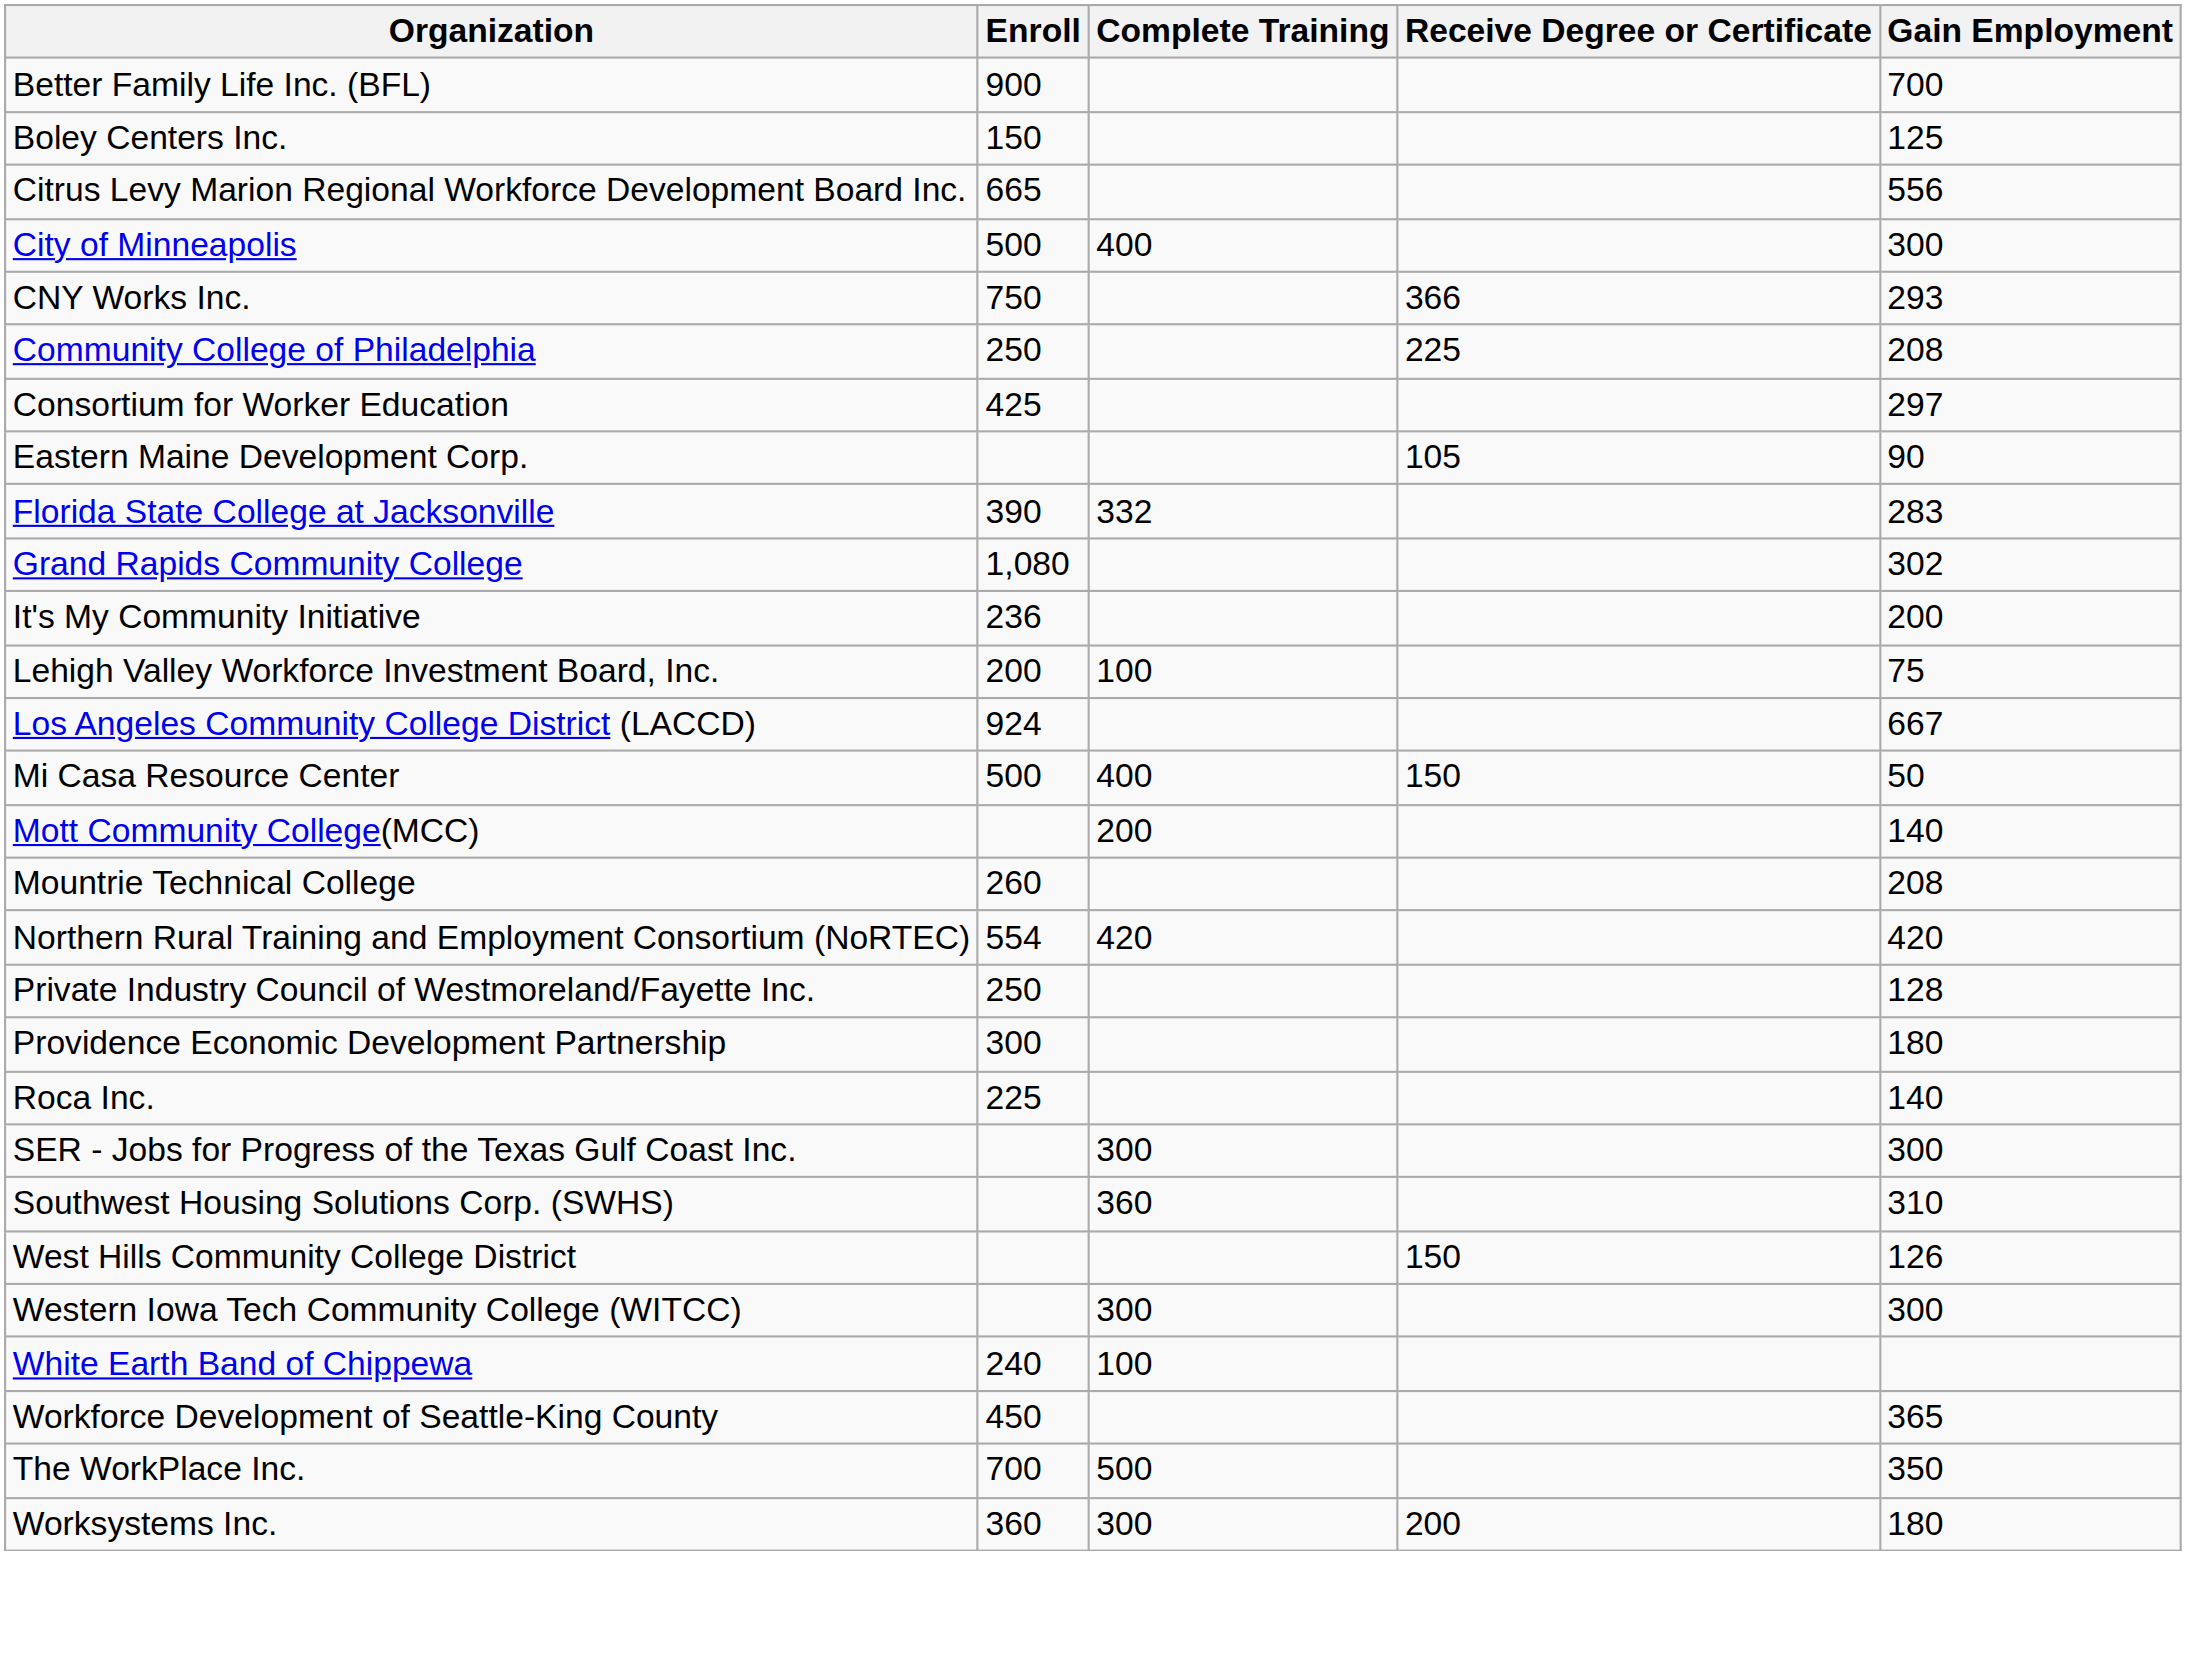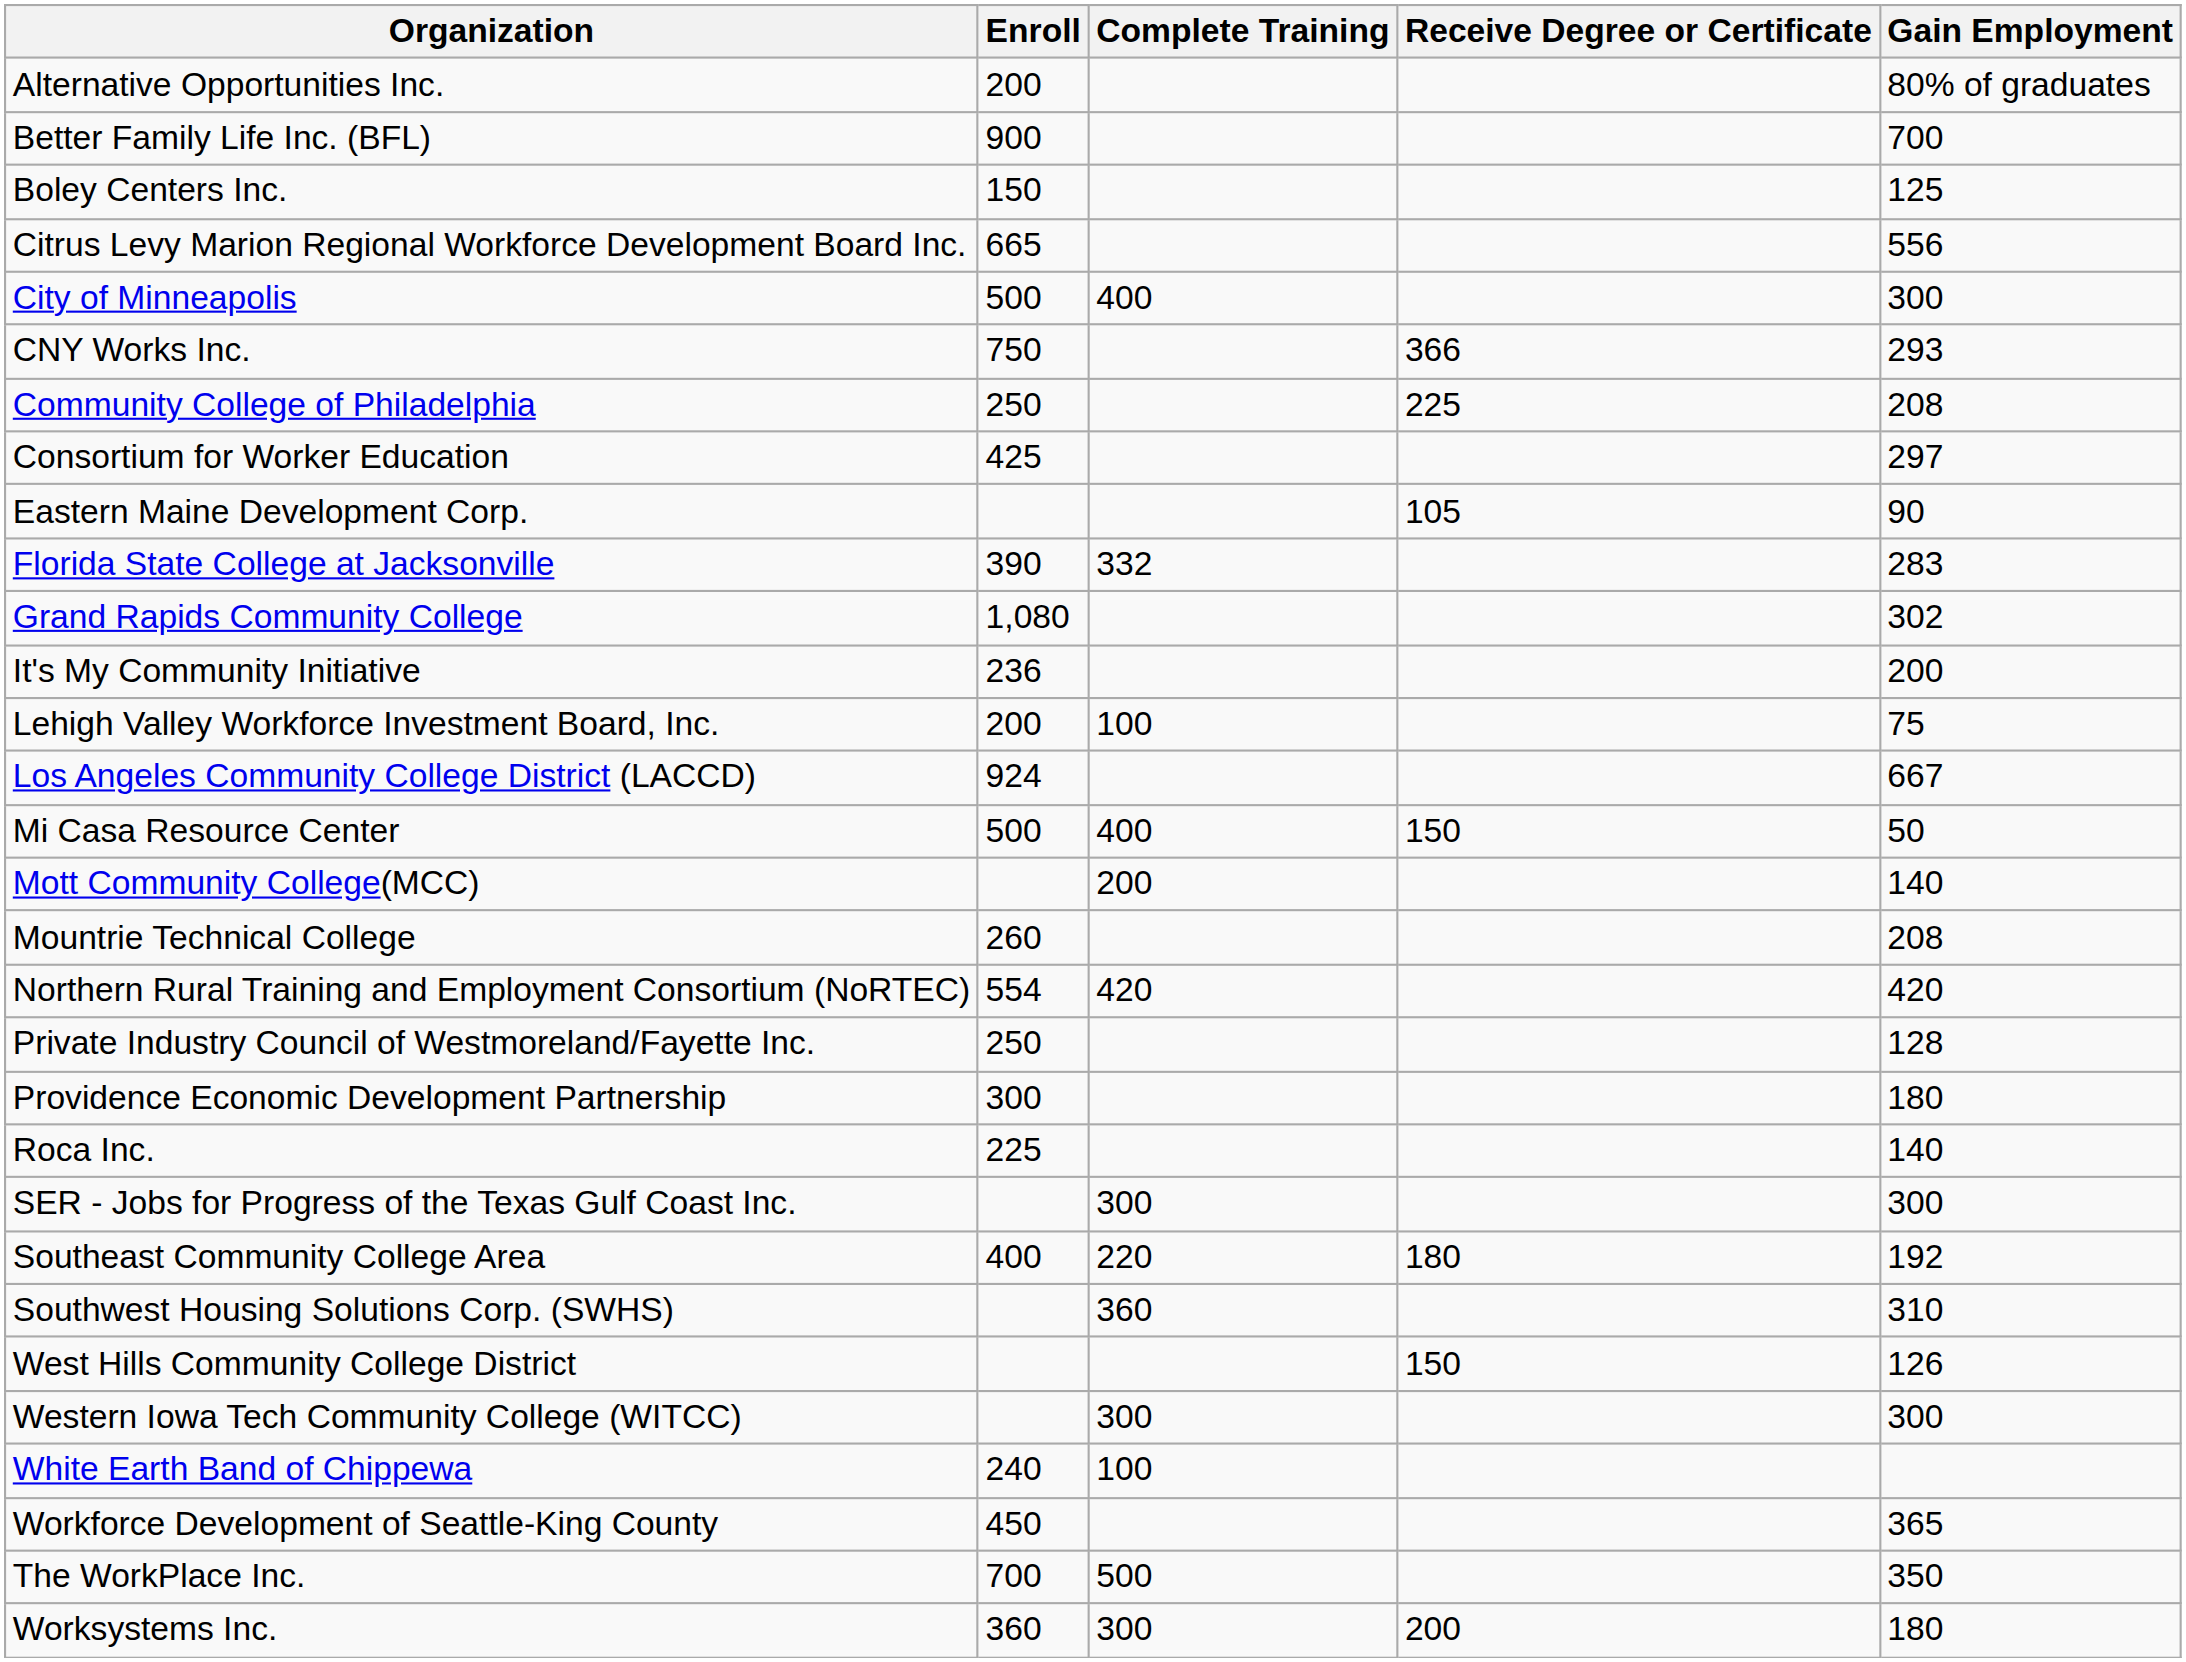+ row: (229, 84)
+ row: (279, 1256)
